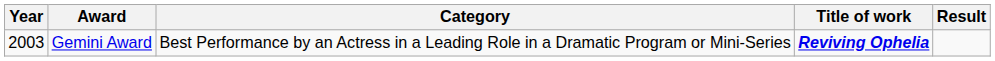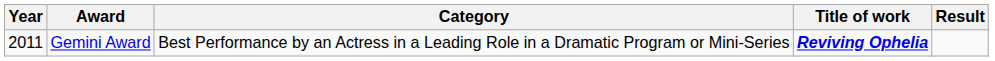(26, 42) 2003 -> (26, 42) 2011
